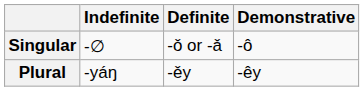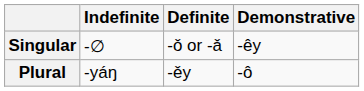(245, 45) -ô -> (249, 45) -êy
(249, 72) -êy -> (245, 72) -ô
